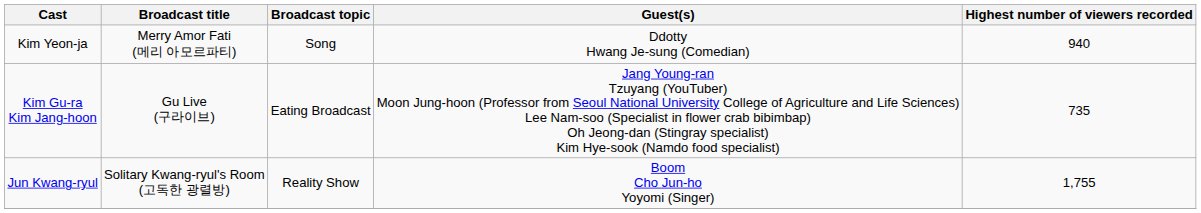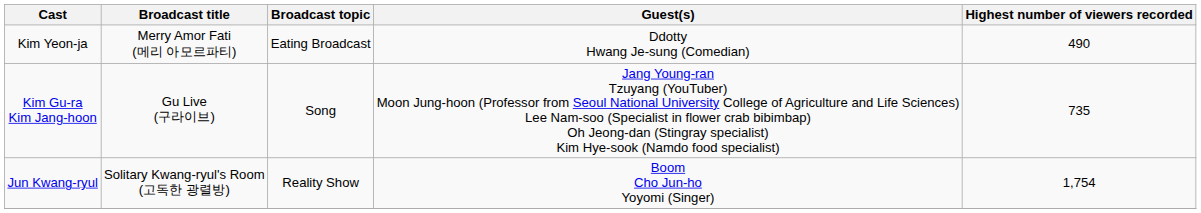(321, 44) Song -> (321, 44) Eating Broadcast
(1079, 44) 940 -> (1079, 44) 490
(321, 110) Eating Broadcast -> (321, 110) Song
(1079, 183) 1,755 -> (1079, 183) 1,754
